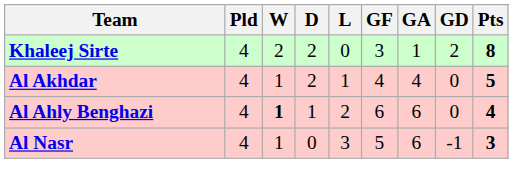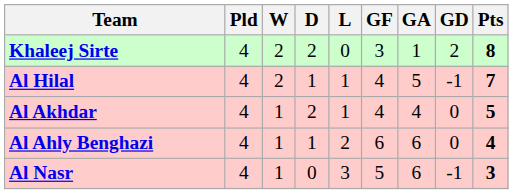+ row: (42, 81)
(279, 111) bold -> (279, 142) normal
